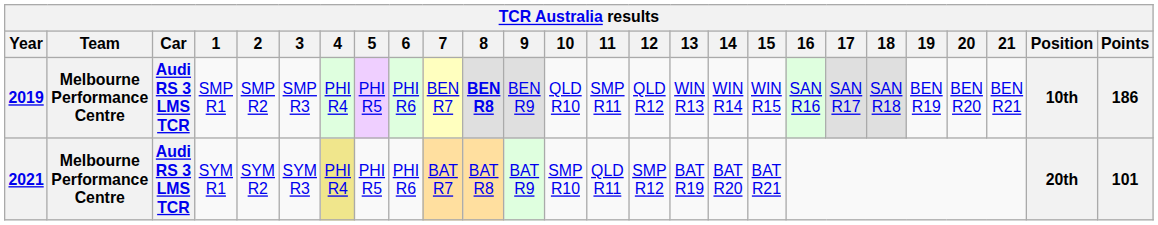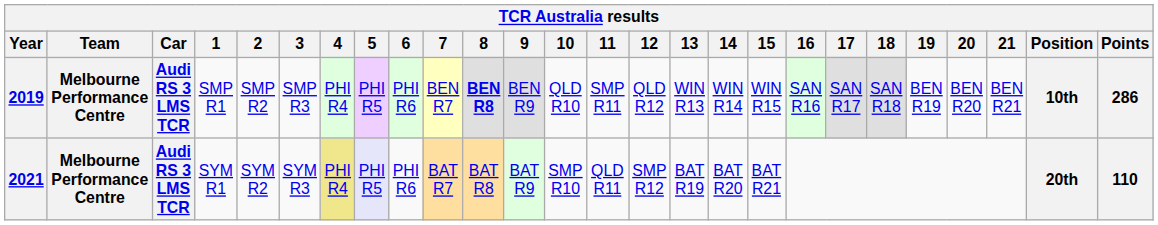(1125, 98) 186 -> (1125, 98) 286
(372, 179) no background -> (372, 179) lavender background
(1125, 179) 101 -> (1125, 179) 110
